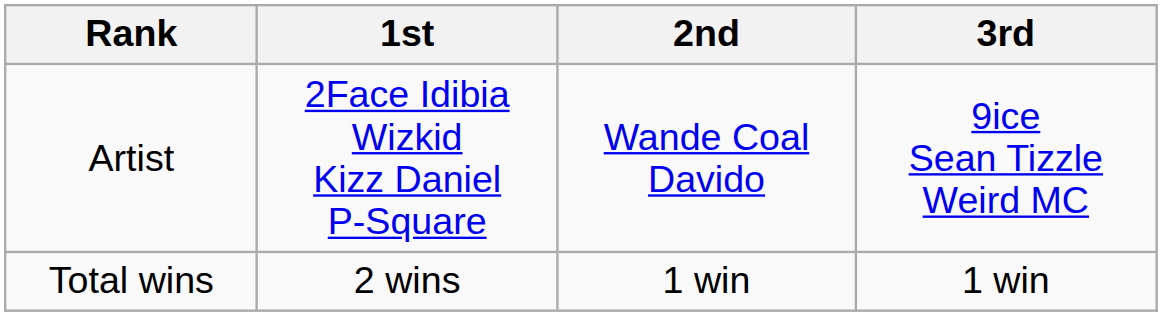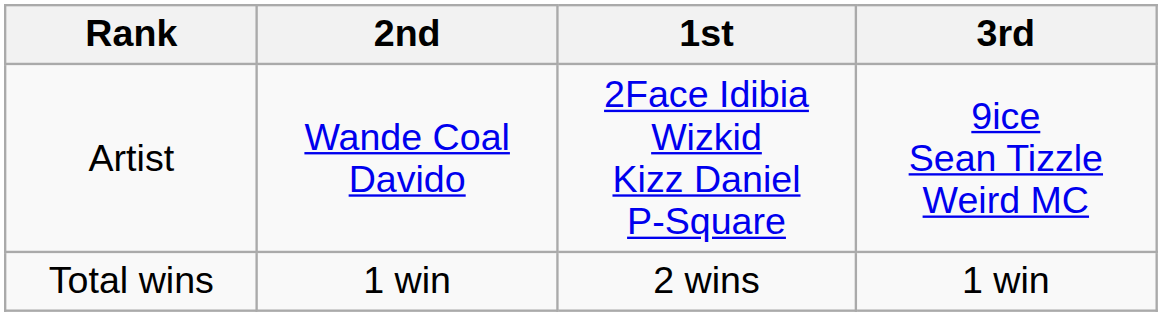columns swapped: (407, 34) <-> (706, 34)
